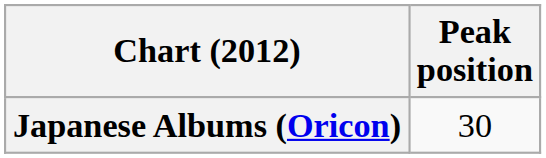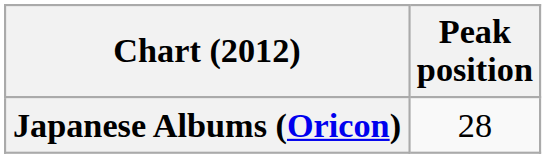(475, 124) 30 -> (475, 124) 28
